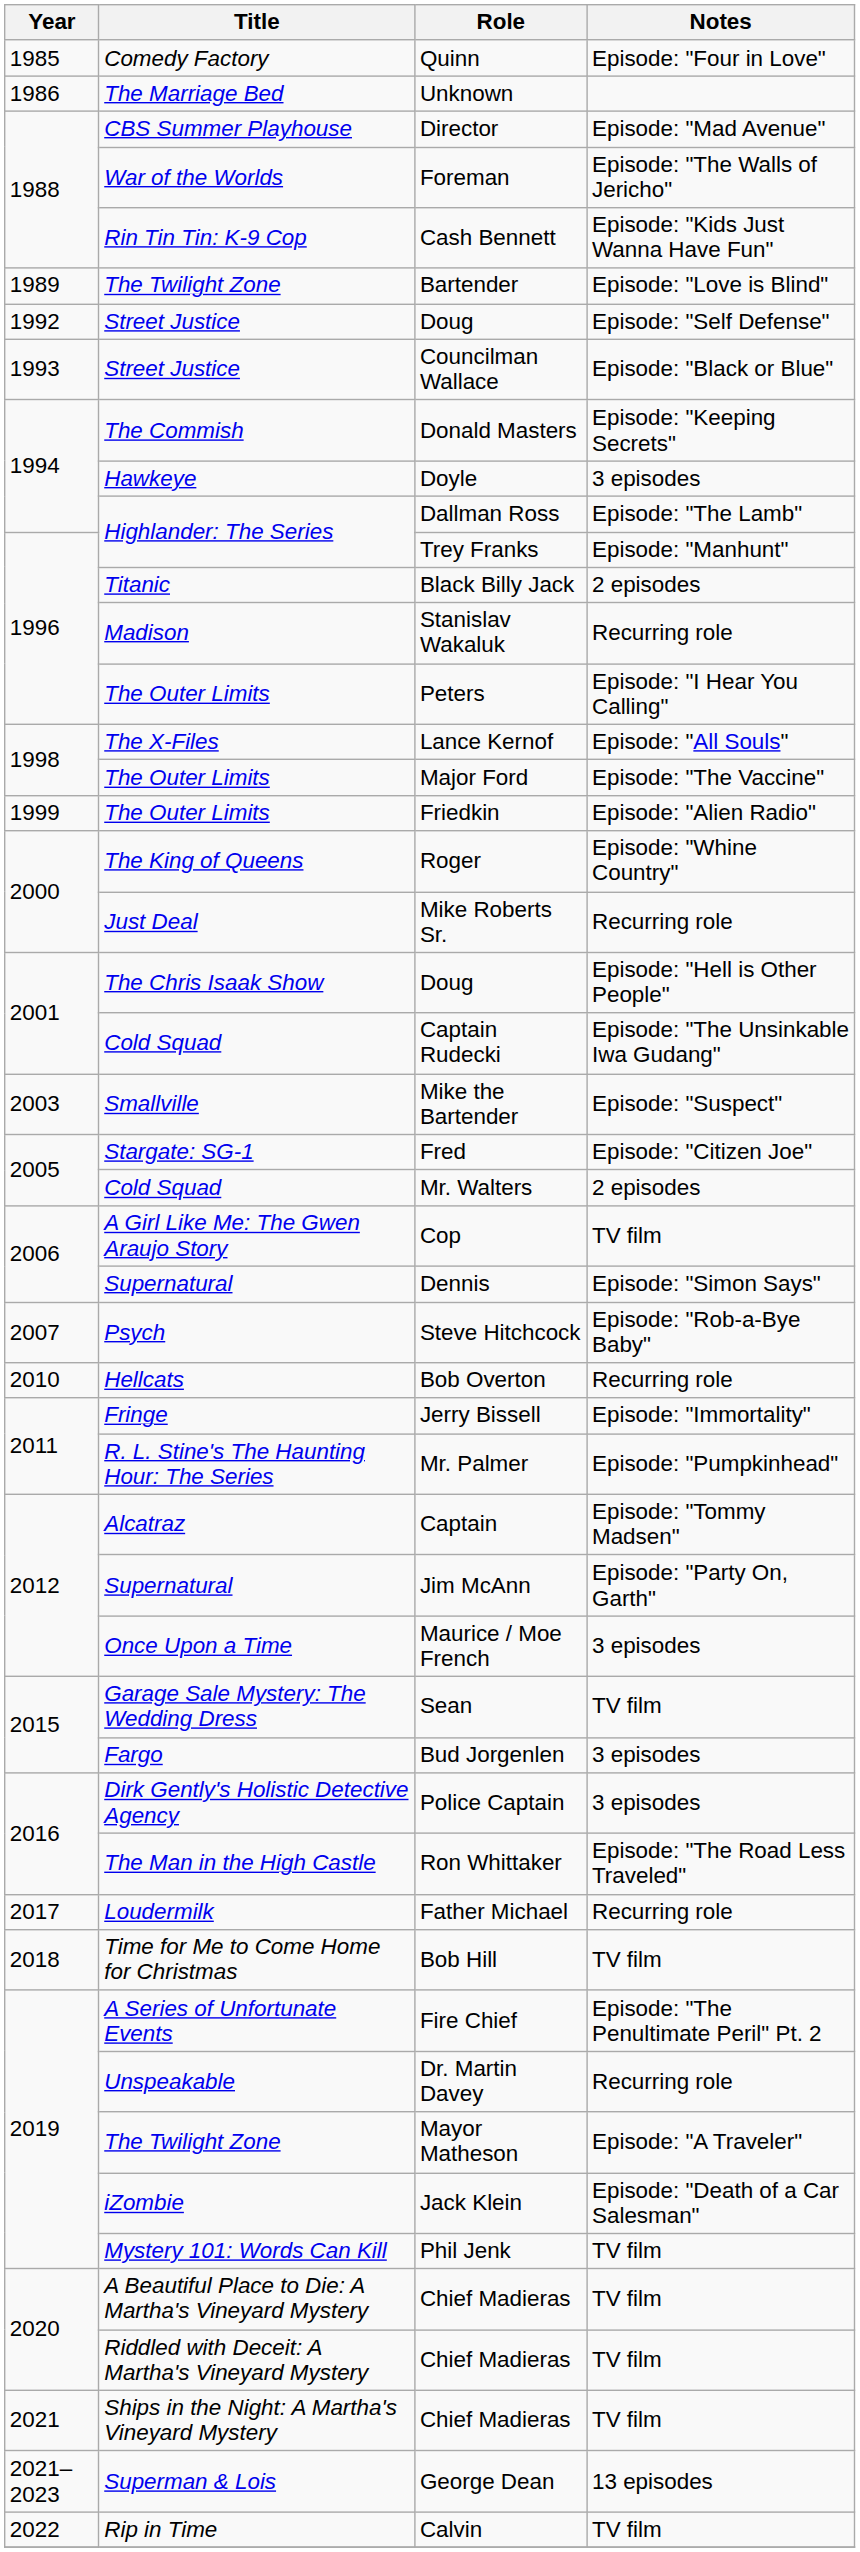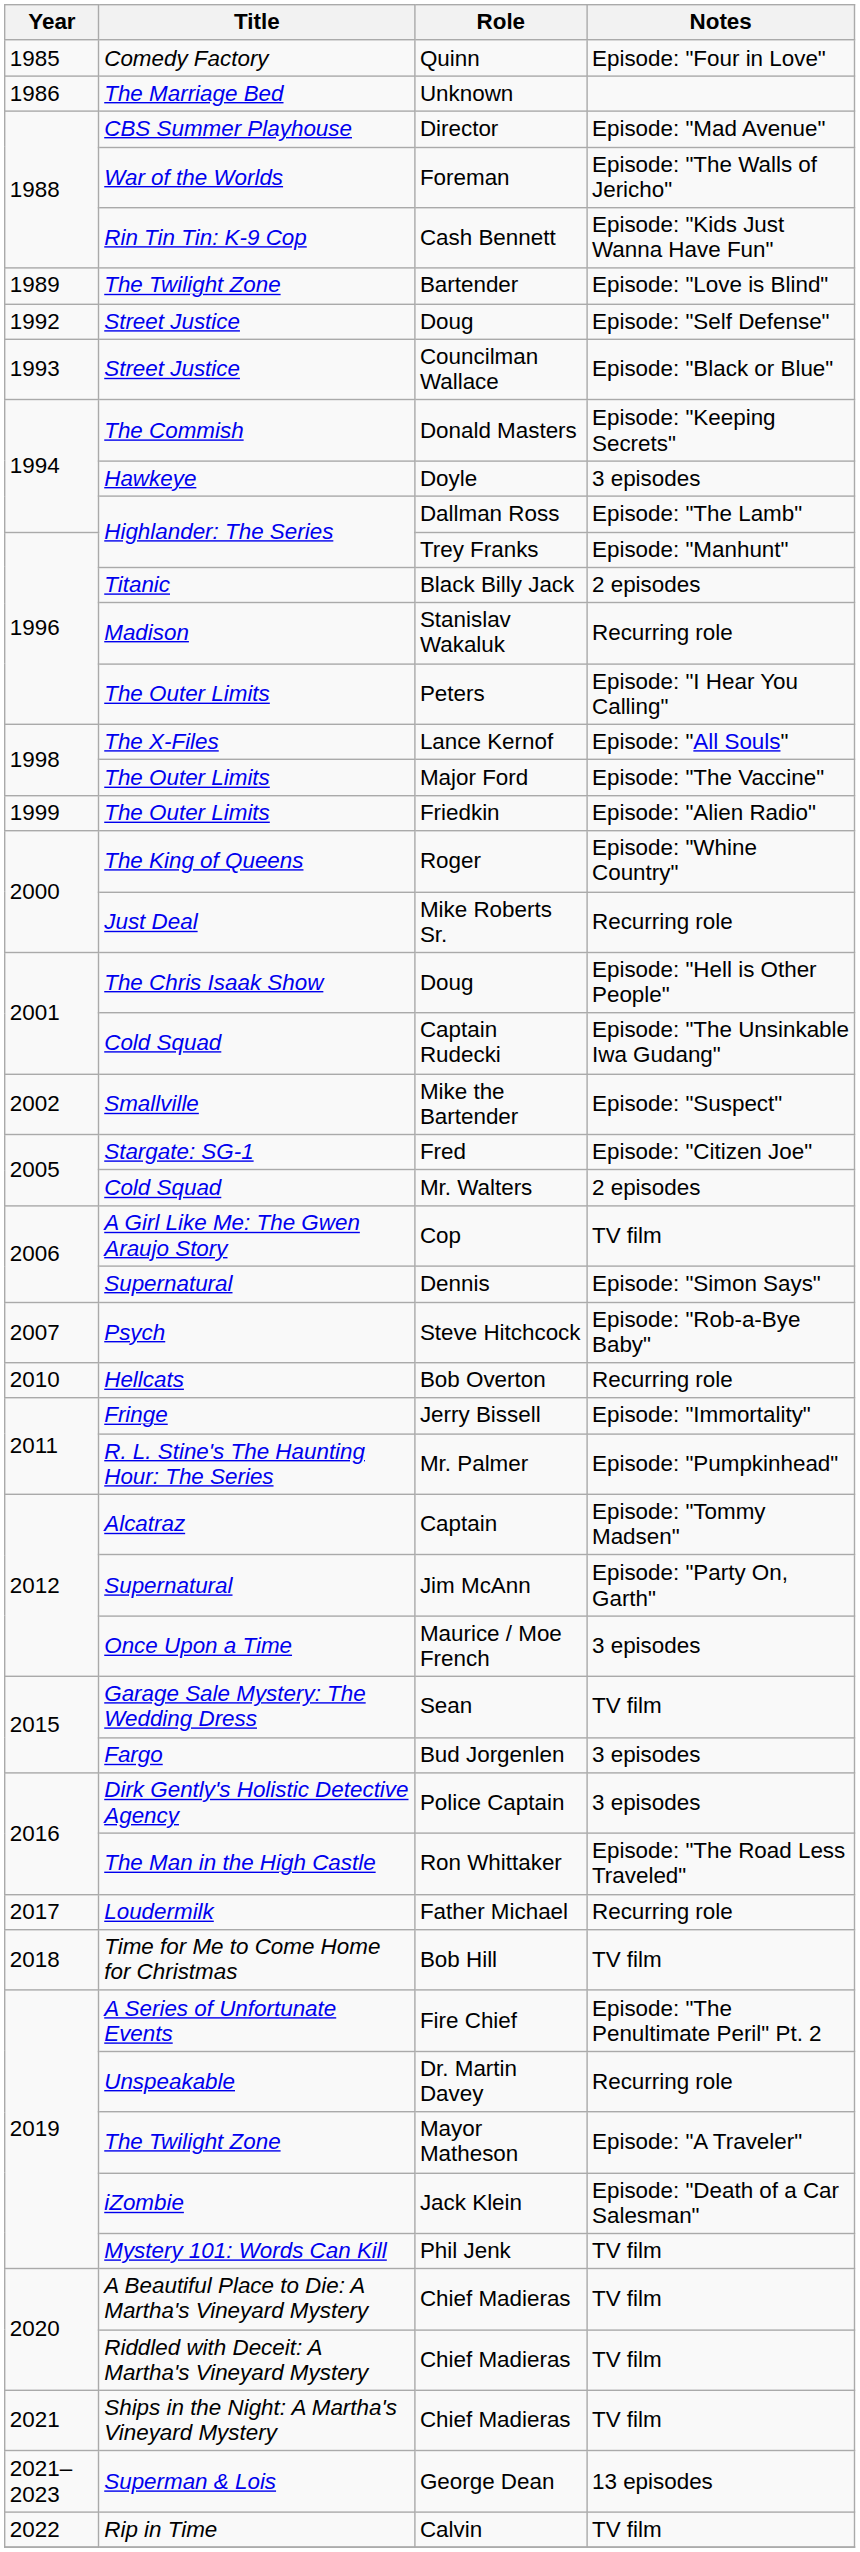(35, 1103) 2003 -> (35, 1103) 2002
